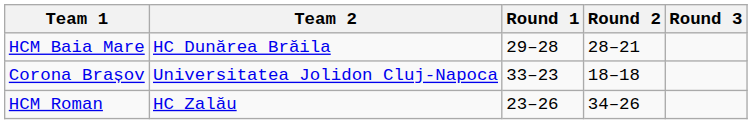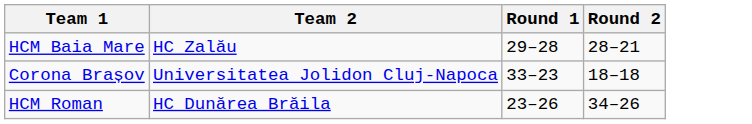- column: (706, 19)
(242, 47) HC Dunărea Brăila -> (195, 47) HC Zalău
(195, 104) HC Zalău -> (242, 104) HC Dunărea Brăila
